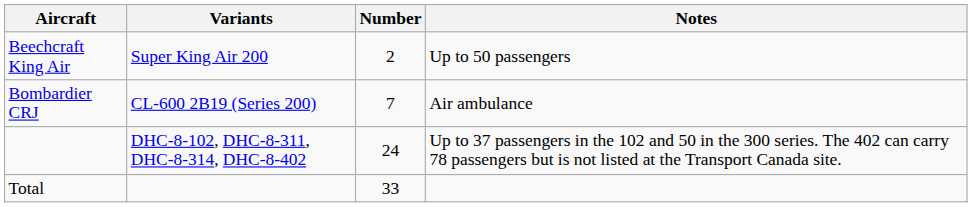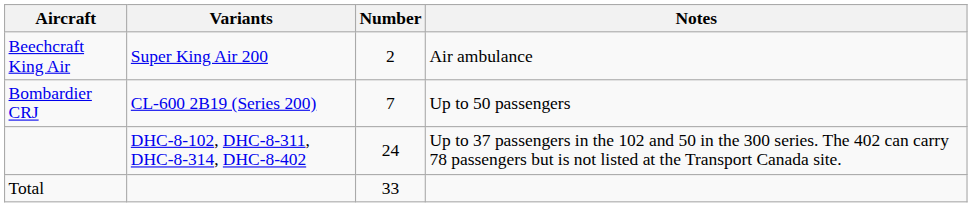(500, 55) Up to 50 passengers -> (481, 55) Air ambulance
(481, 103) Air ambulance -> (500, 103) Up to 50 passengers
